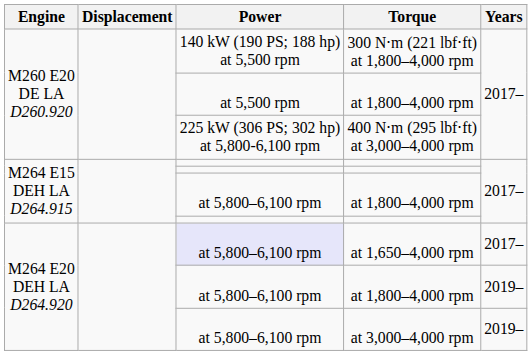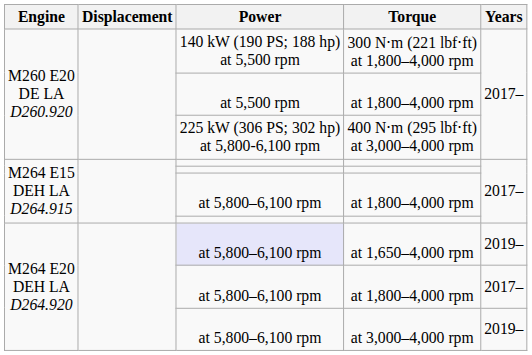(504, 244) 2017– -> (504, 244) 2019–
(504, 286) 2019– -> (504, 286) 2017–
